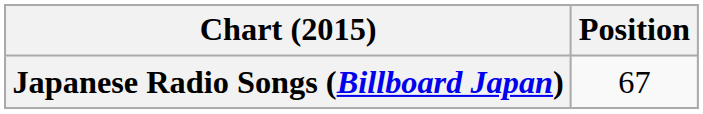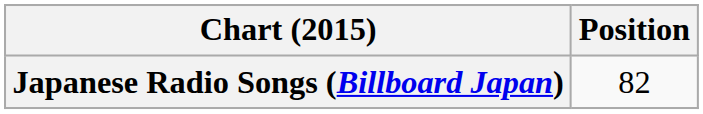(634, 81) 67 -> (634, 81) 82
